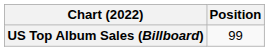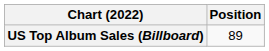(235, 35) 99 -> (235, 35) 89
